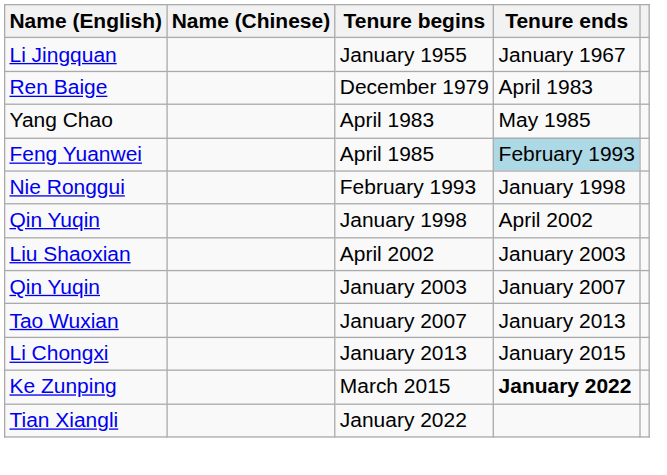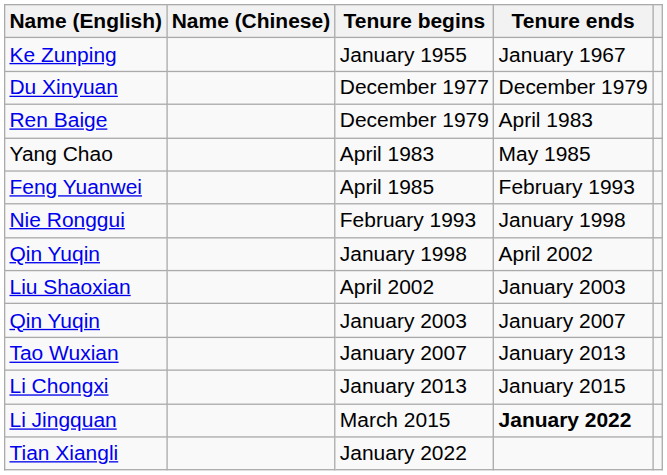(63, 54) Li Jingquan -> (63, 54) Ke Zunping
+ row: (414, 87)
(567, 154) lightblue background -> (567, 187) no background
(63, 386) Ke Zunping -> (63, 420) Li Jingquan
